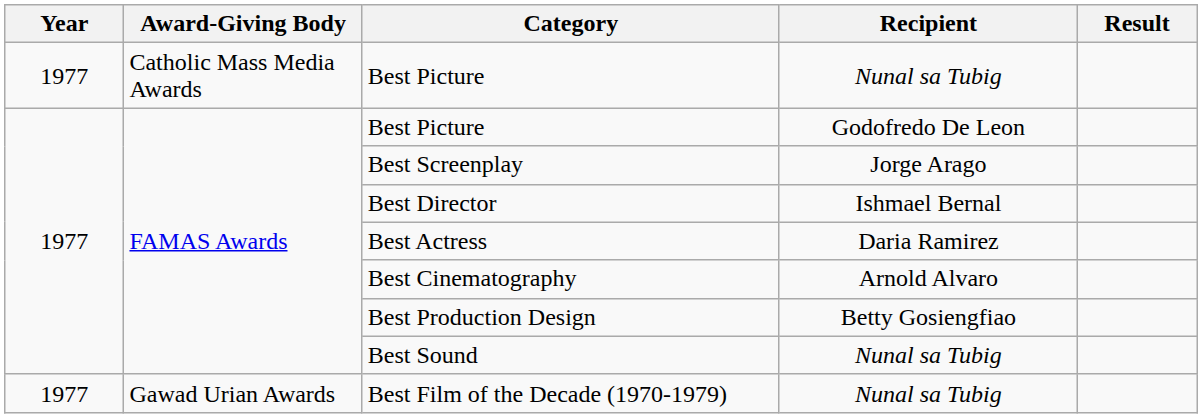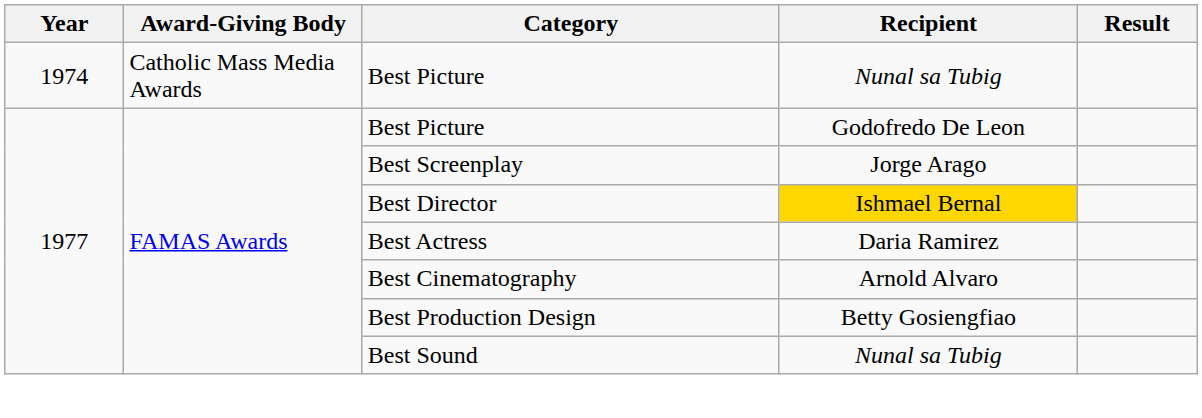(64, 75) 1977 -> (64, 75) 1974
(928, 202) no background -> (928, 202) gold background
- row: (232, 393)
